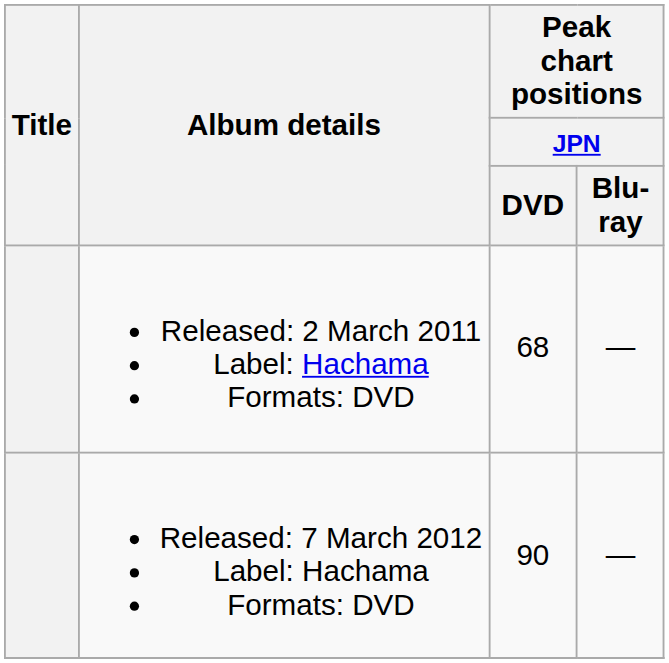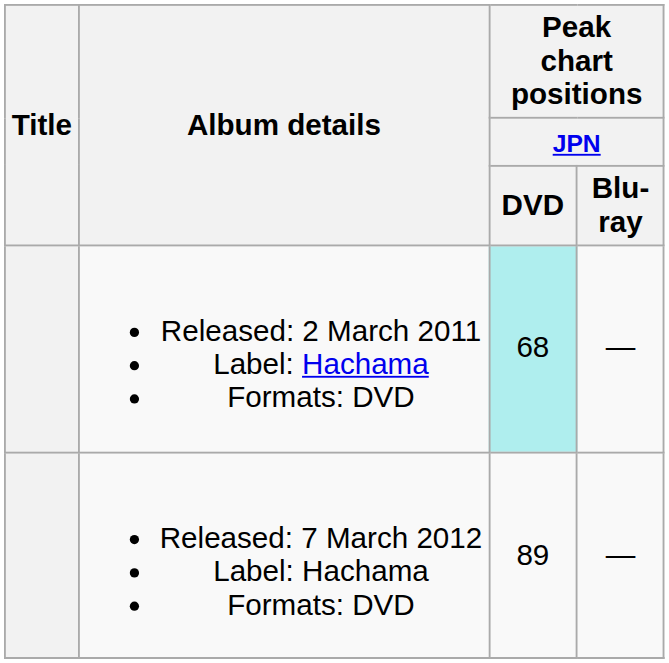(533, 348) no background -> (533, 348) paleturquoise background
(533, 554) 90 -> (533, 554) 89
